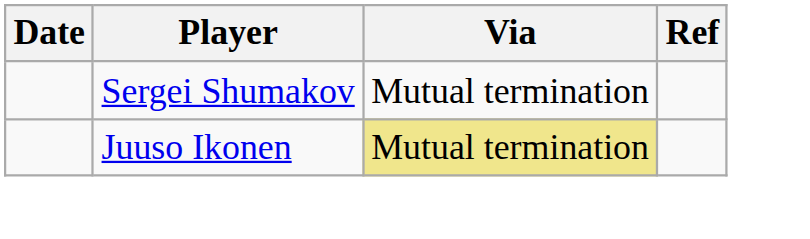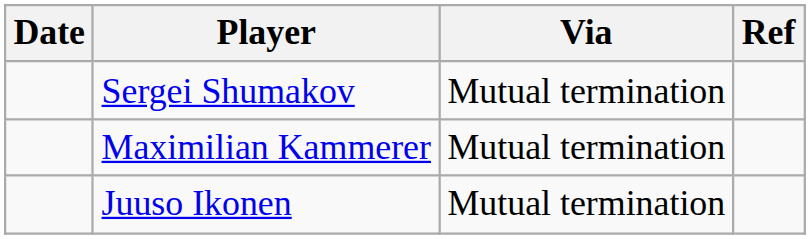+ row: (266, 146)
(510, 146) khaki background -> (586, 203) no background
